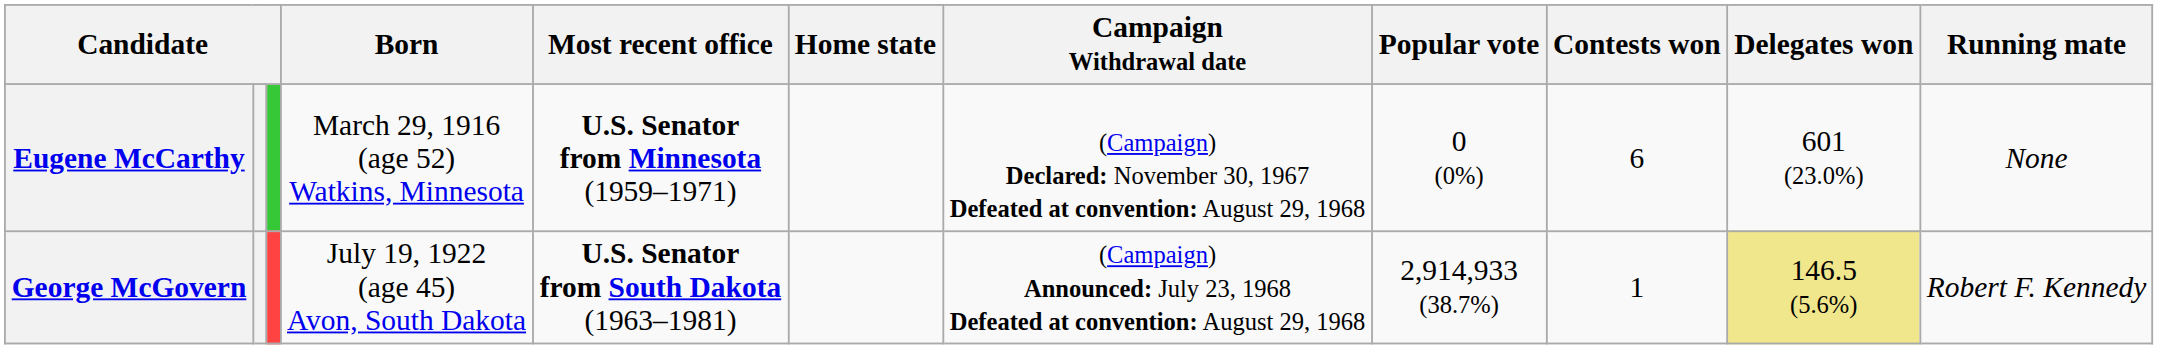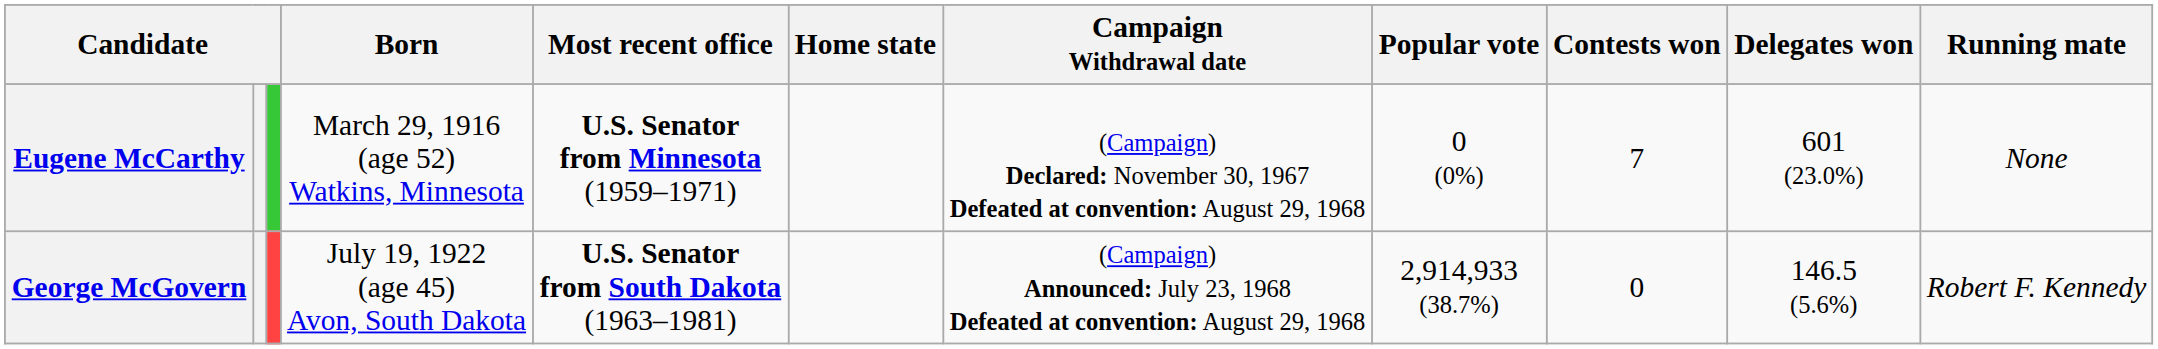(1637, 157) 6 -> (1637, 157) 7
(1637, 286) 1 -> (1637, 286) 0
(1824, 286) khaki background -> (1824, 286) no background
